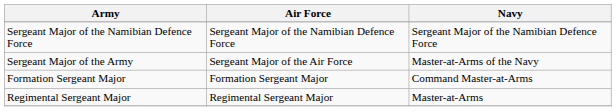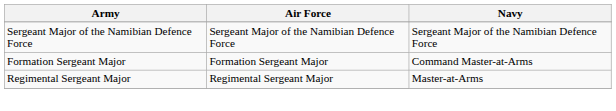- row: (70, 61)
